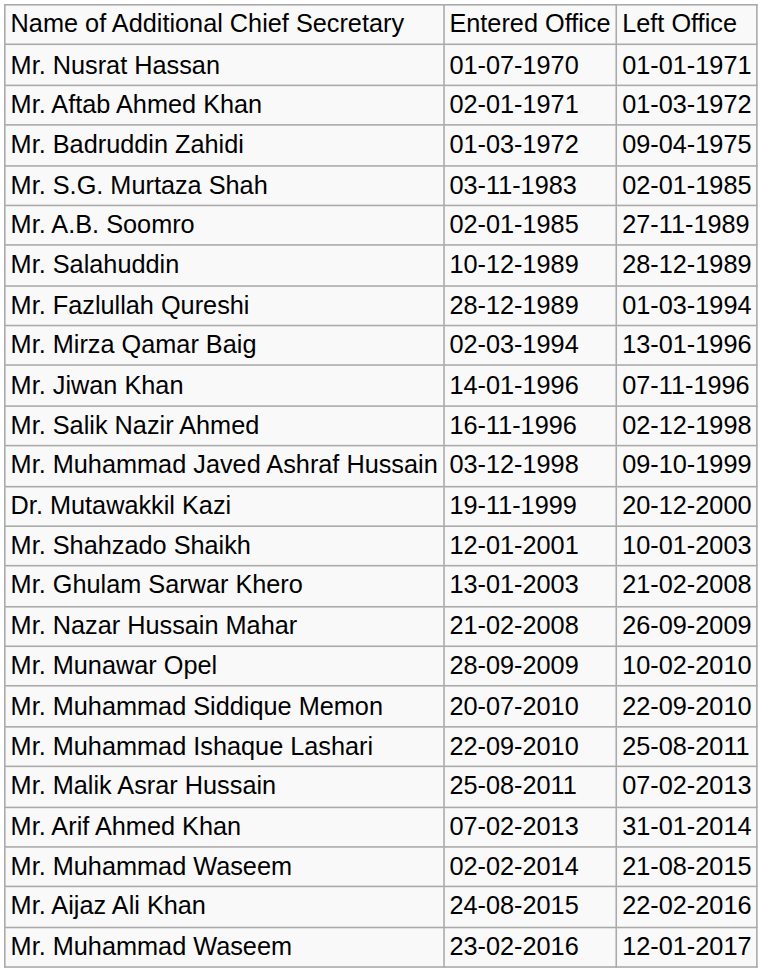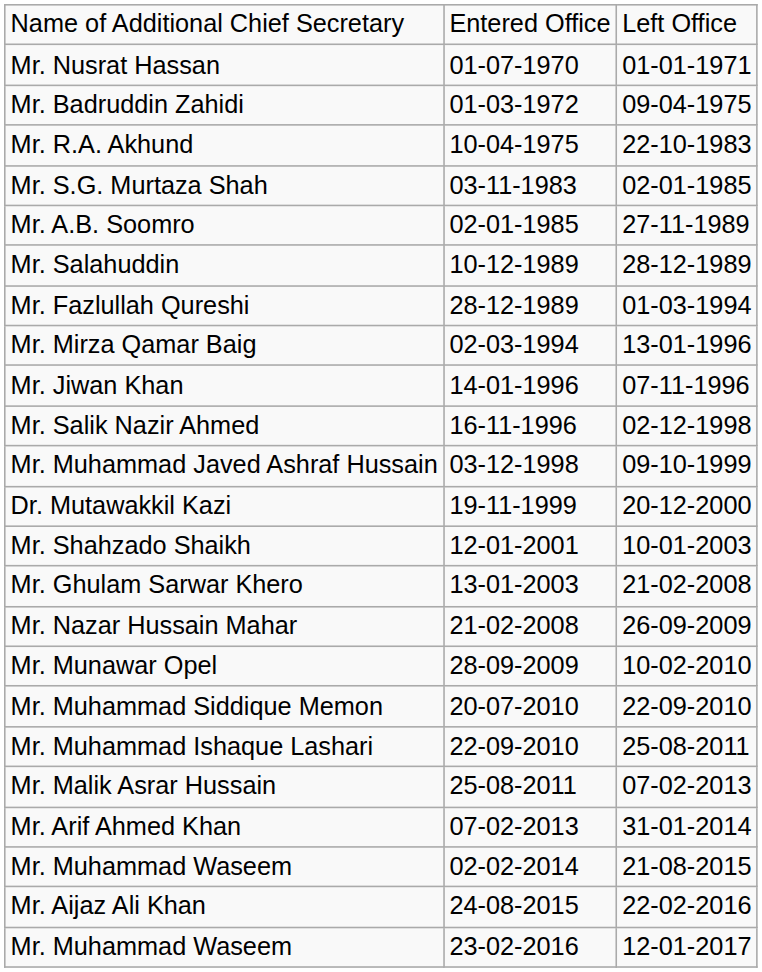- row: (136, 104)
+ row: (102, 144)
